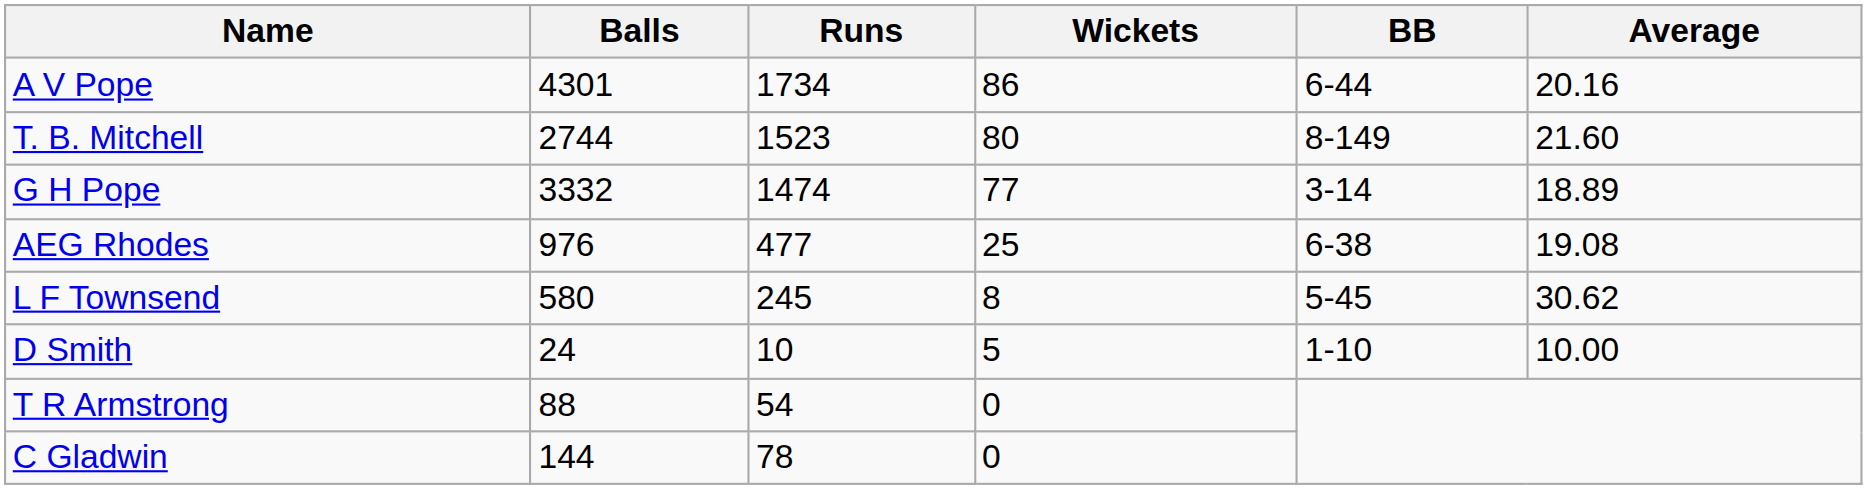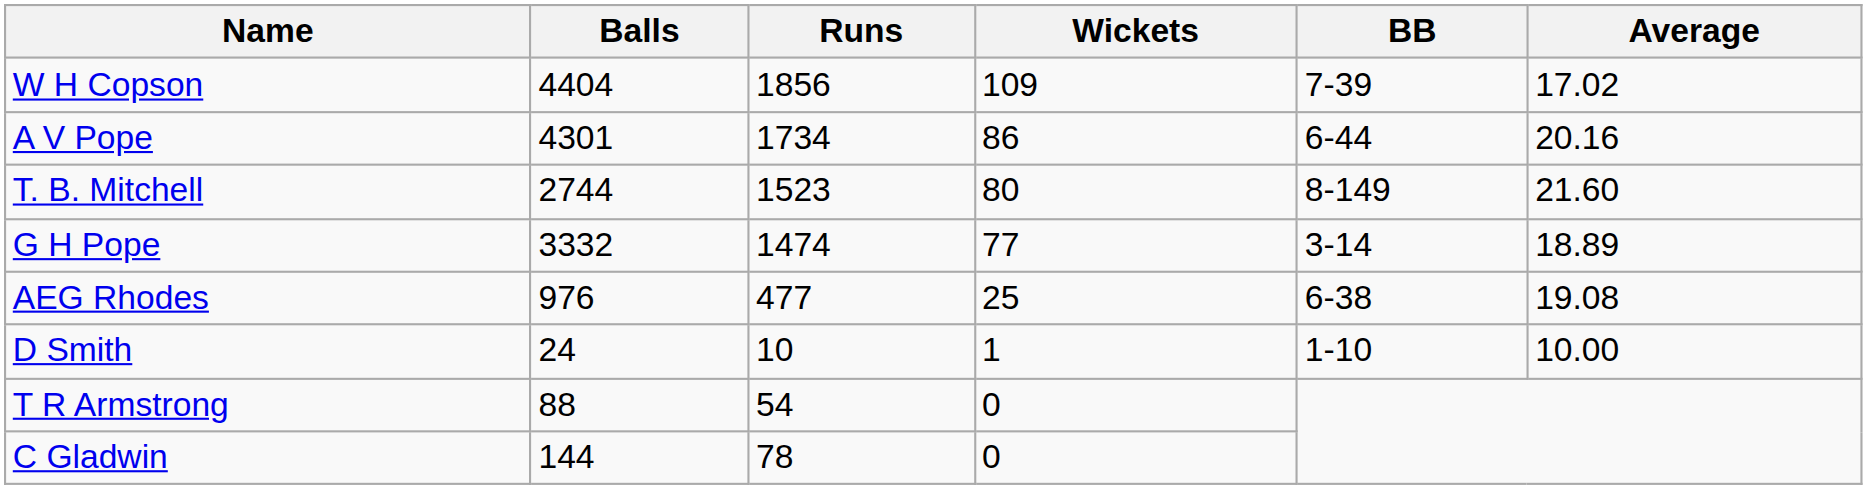+ row: (108, 84)
- row: (116, 297)
(991, 350) 5 -> (991, 350) 1
